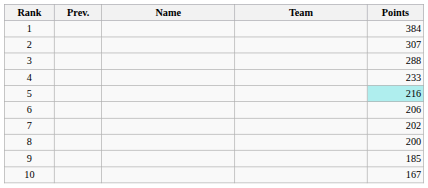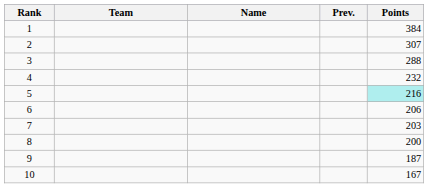columns swapped: (78, 12) <-> (301, 12)
(413, 77) 233 -> (413, 77) 232
(413, 126) 202 -> (413, 126) 203
(413, 158) 185 -> (413, 158) 187
